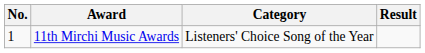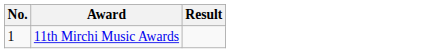- column: (279, 15)
